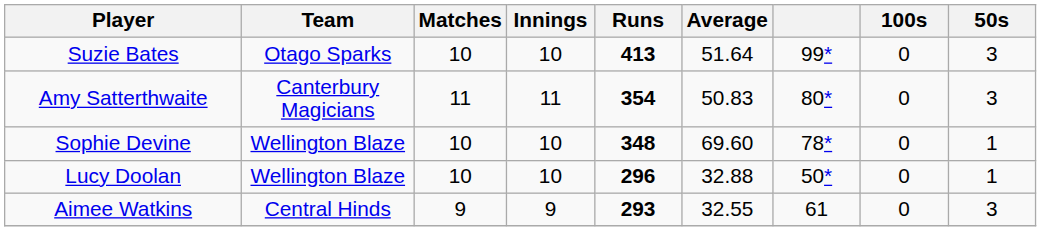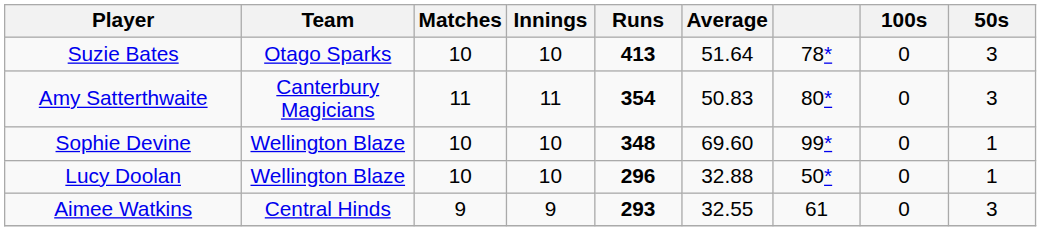(817, 53) 99* -> (817, 53) 78*
(817, 143) 78* -> (817, 143) 99*
